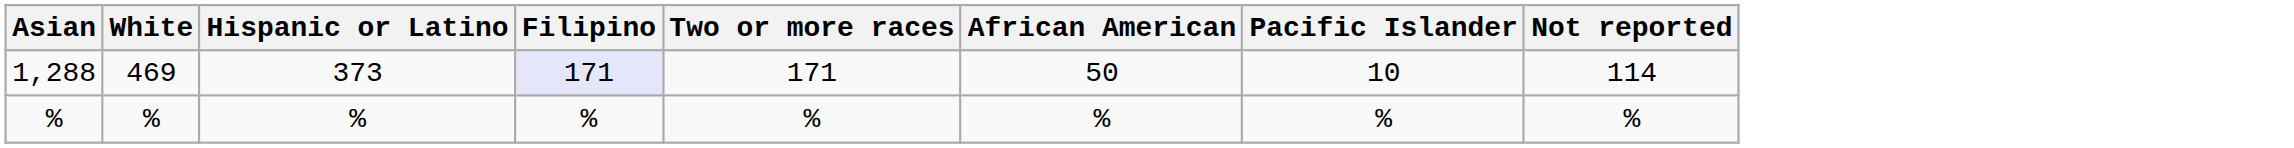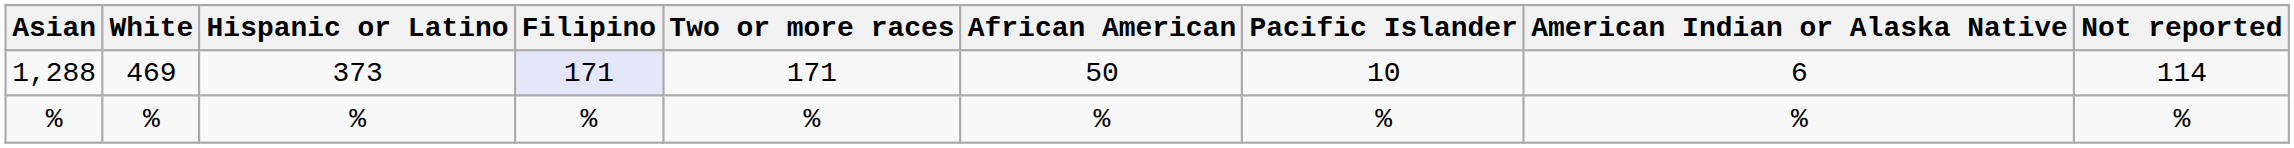+ column: (1800, 28)
